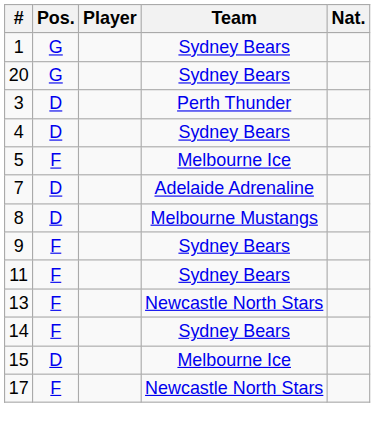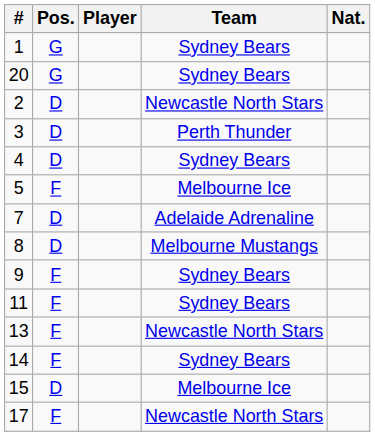+ row: (19, 103)
